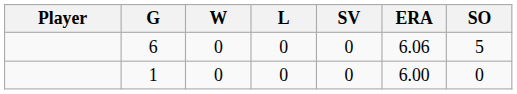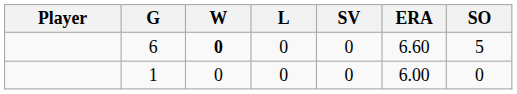(218, 46) normal -> (218, 46) bold
(414, 46) 6.06 -> (414, 46) 6.60
